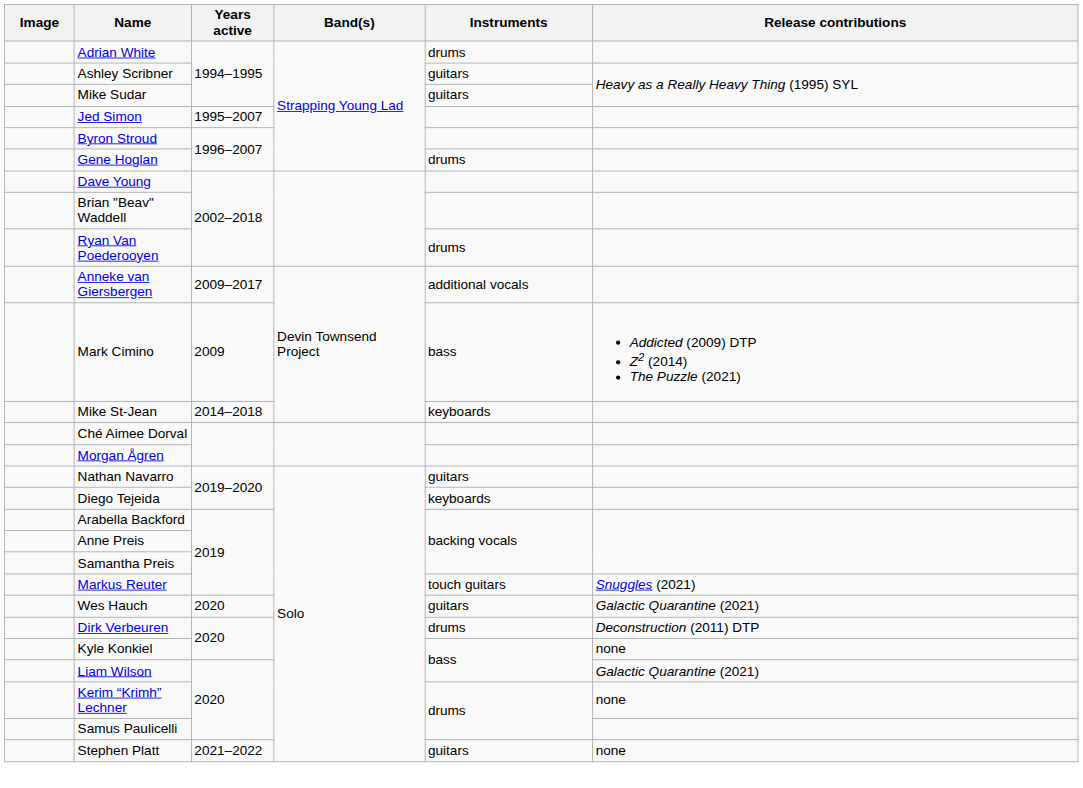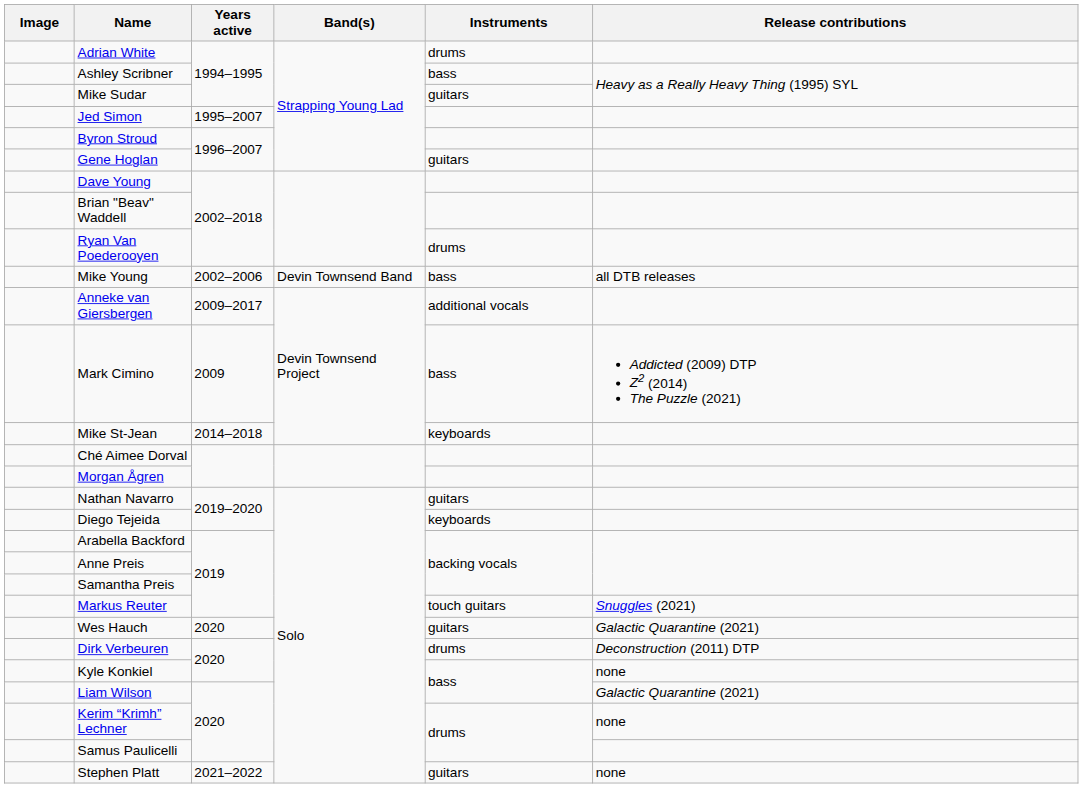(448, 73) guitars -> (442, 73) bass
(447, 159) drums -> (448, 159) guitars
+ row: (113, 276)
